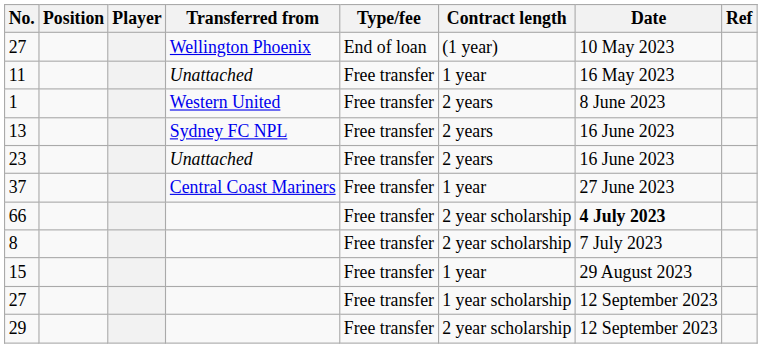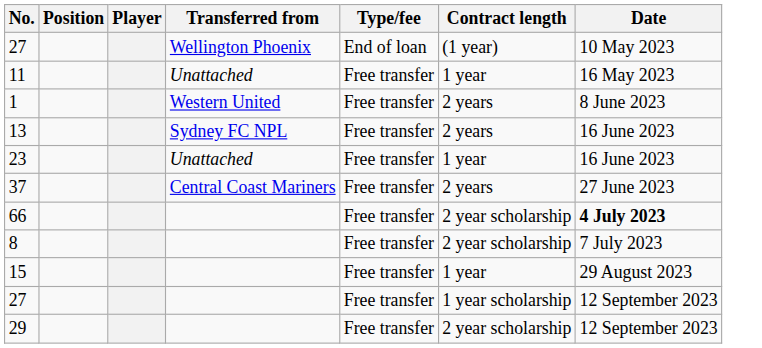- column: (739, 18)
(468, 159) 2 years -> (464, 159) 1 year
(464, 187) 1 year -> (468, 187) 2 years
